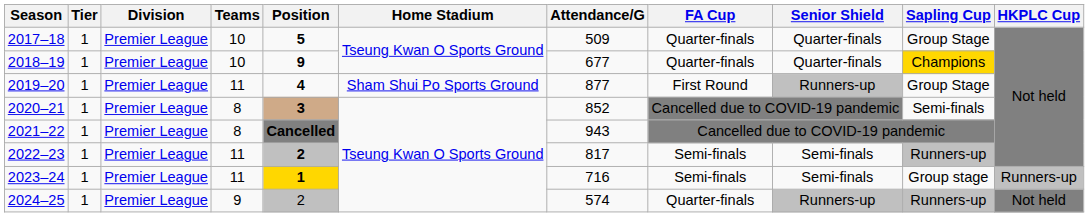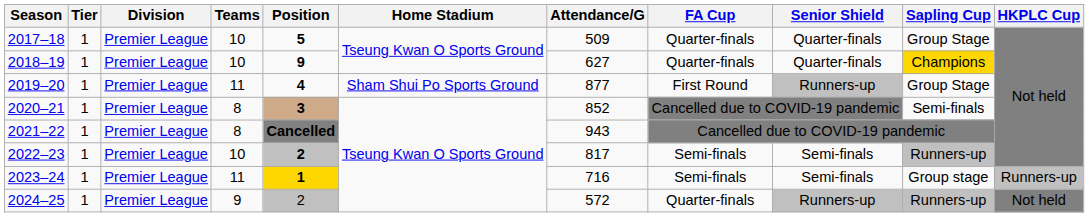(598, 62) 677 -> (598, 62) 627
(237, 154) 11 -> (237, 154) 10
(598, 200) 574 -> (598, 200) 572
